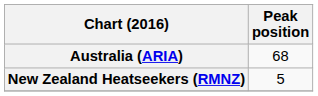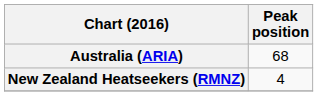(281, 79) 5 -> (281, 79) 4
